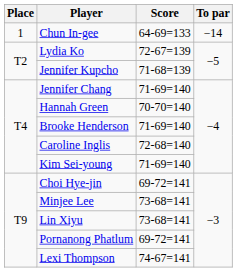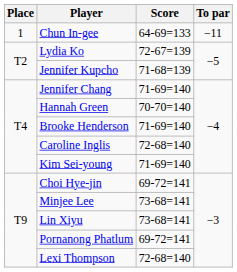(213, 32) −14 -> (213, 32) −11
(165, 257) 74-67=141 -> (165, 257) 72-68=140
